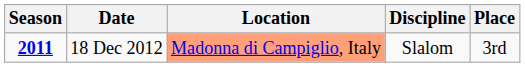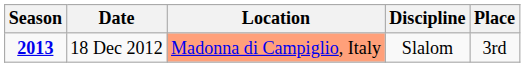(35, 47) 2011 -> (35, 47) 2013
